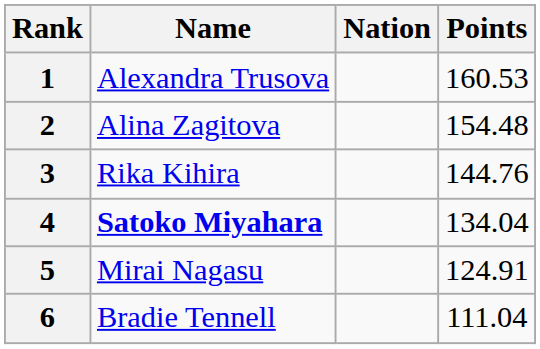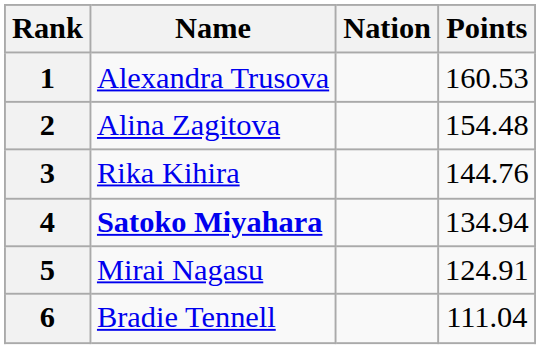(487, 221) 134.04 -> (487, 221) 134.94
